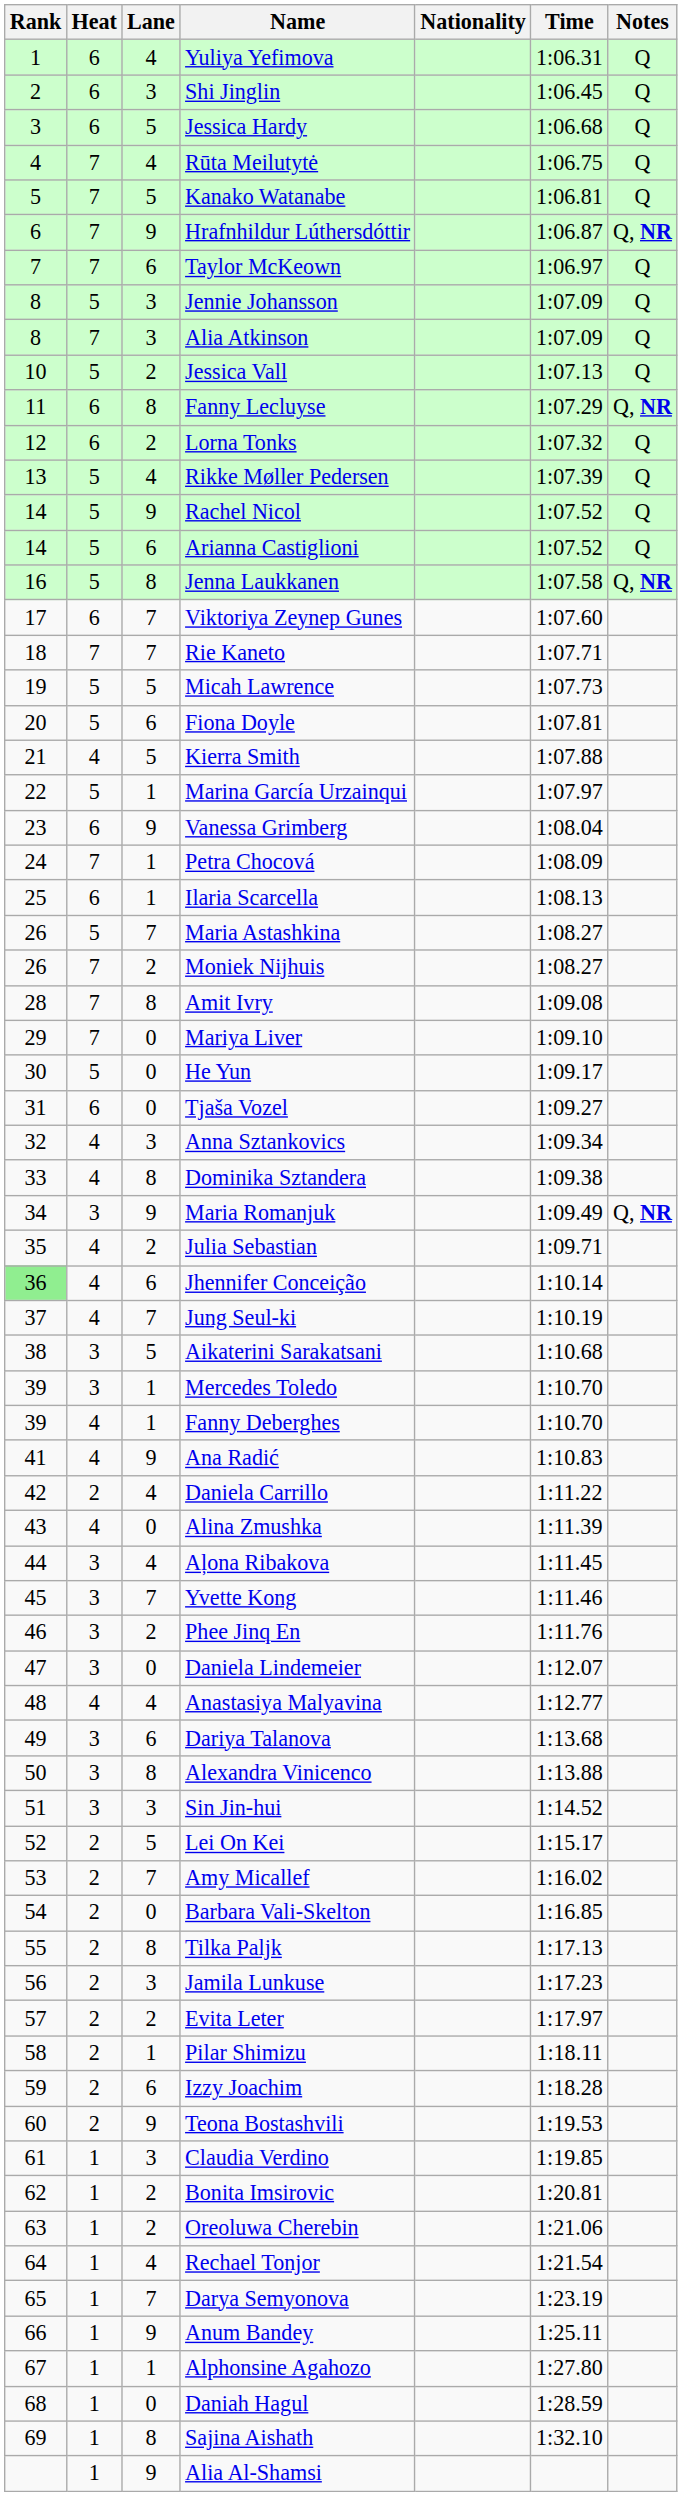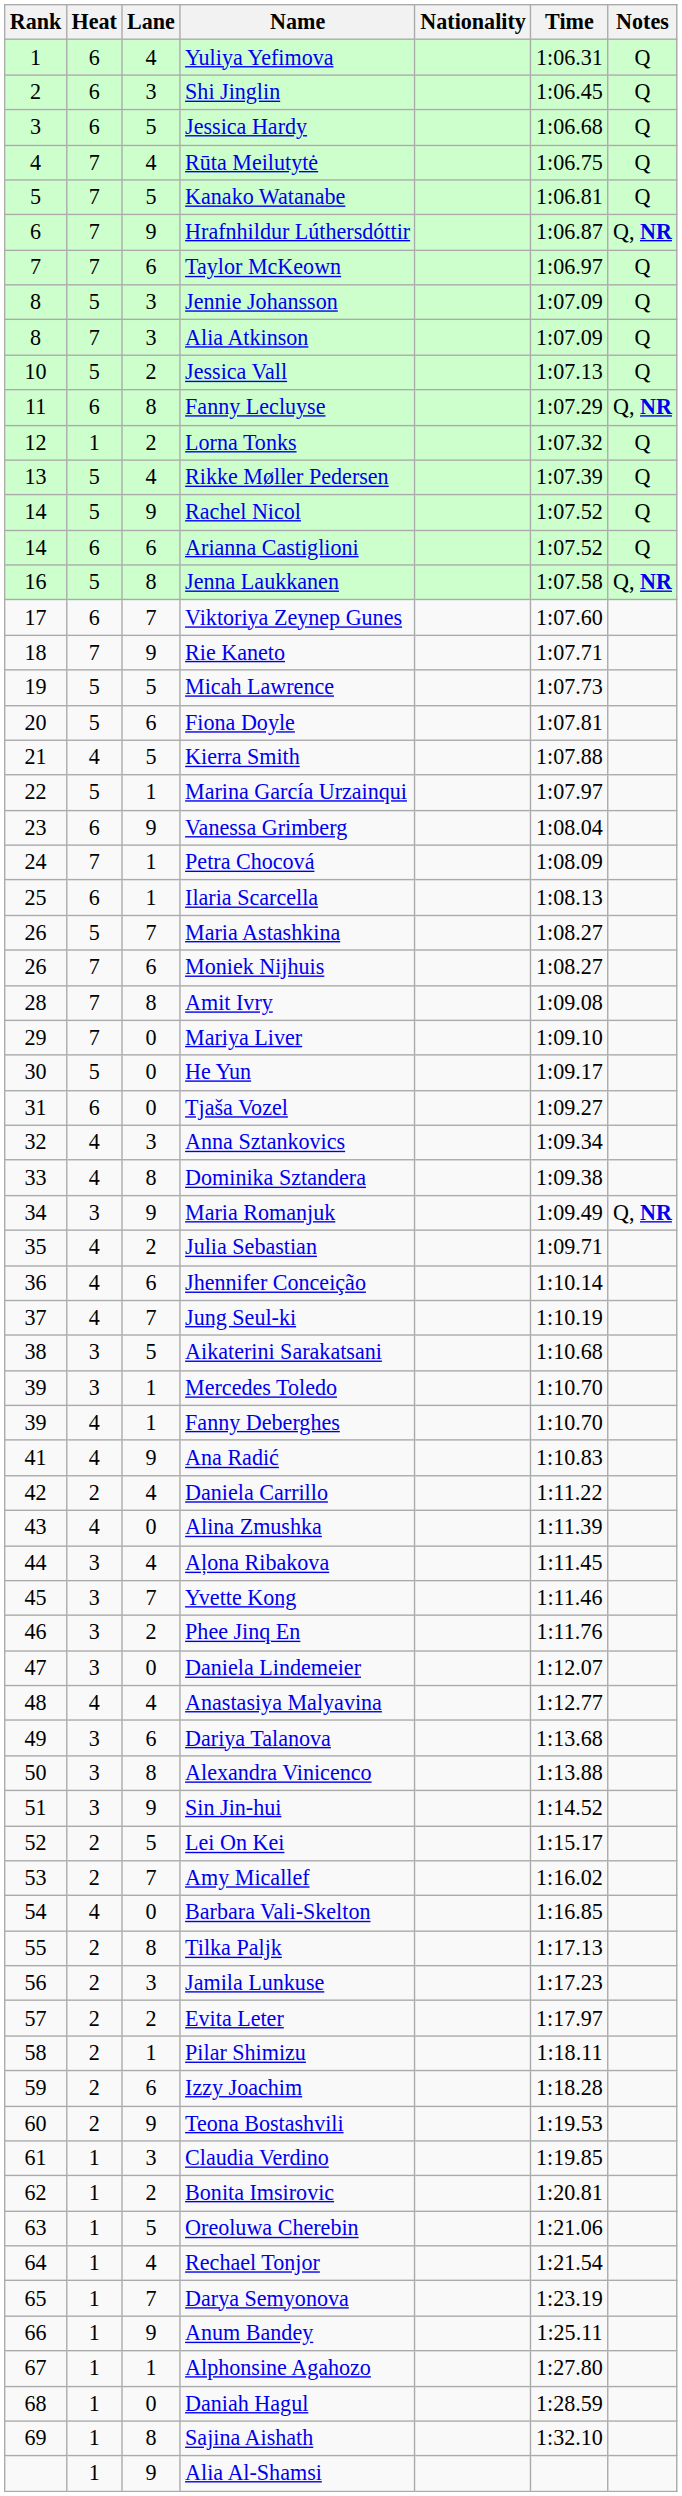(94, 442) 6 -> (94, 442) 1
(94, 547) 5 -> (94, 547) 6
(151, 652) 7 -> (151, 652) 9
(151, 967) 2 -> (151, 967) 6
(36, 1282) lightgreen background -> (36, 1282) no background
(151, 1807) 3 -> (151, 1807) 9
(94, 1912) 2 -> (94, 1912) 4
(151, 2228) 2 -> (151, 2228) 5
